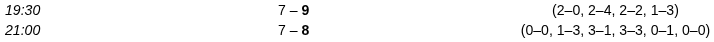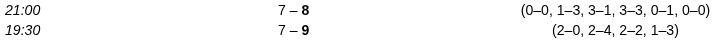rows swapped: (23, 11) <-> (23, 30)
